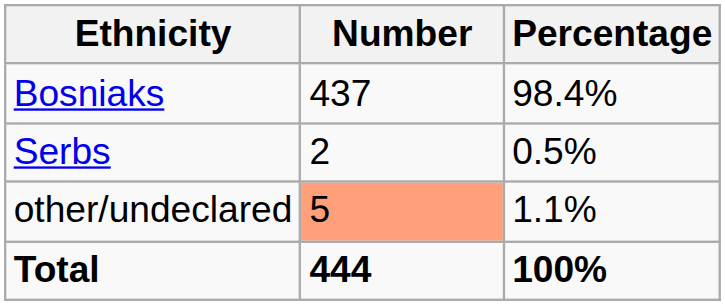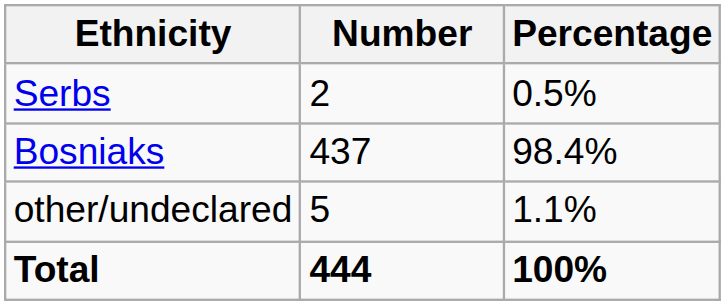rows swapped: (89, 92) <-> (62, 151)
(320, 210) lightsalmon background -> (320, 210) no background
